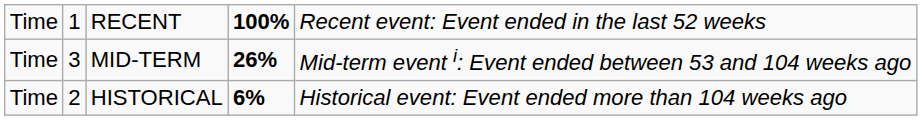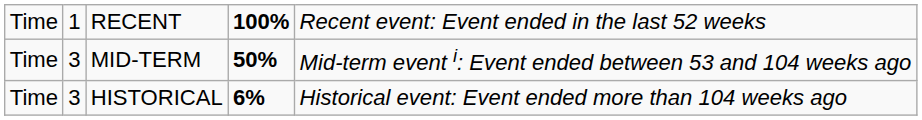(255, 60) 26% -> (255, 60) 50%
(74, 98) 2 -> (74, 98) 3
